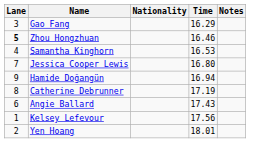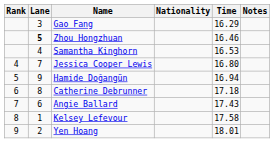+ column: (16, 11)
(203, 91) 17.19 -> (227, 91) 17.18
(203, 118) 17.56 -> (227, 118) 17.58
